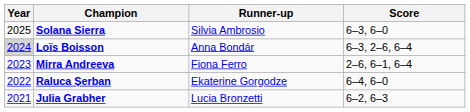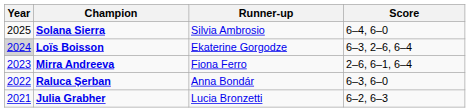(367, 30) 6–3, 6–0 -> (367, 30) 6–4, 6–0
(223, 47) Anna Bondár -> (239, 47) Ekaterine Gorgodze
(239, 82) Ekaterine Gorgodze -> (223, 82) Anna Bondár
(367, 82) 6–4, 6–0 -> (367, 82) 6–3, 6–0
